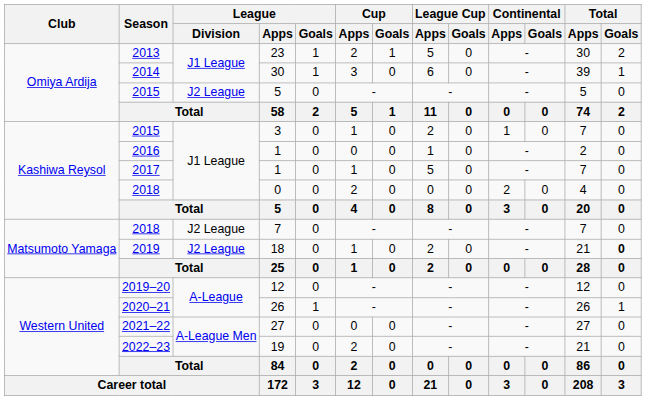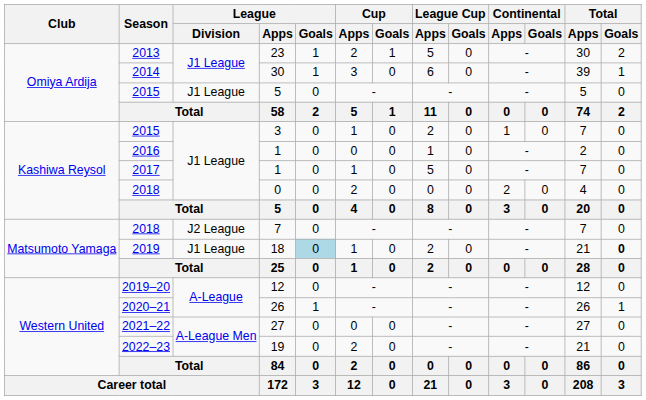(216, 92) J2 League -> (216, 92) J1 League
(216, 248) J2 League -> (216, 248) J1 League
(316, 248) no background -> (316, 248) lightblue background
